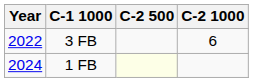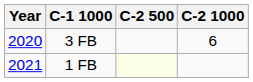(25, 41) 2022 -> (25, 41) 2020
(25, 65) 2024 -> (25, 65) 2021
